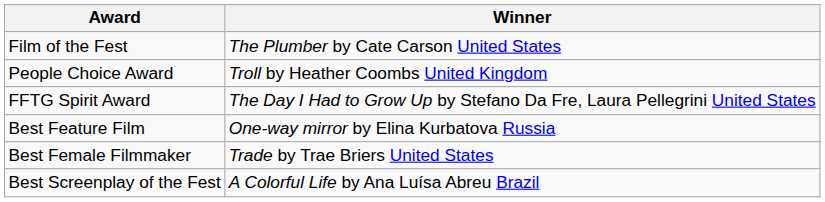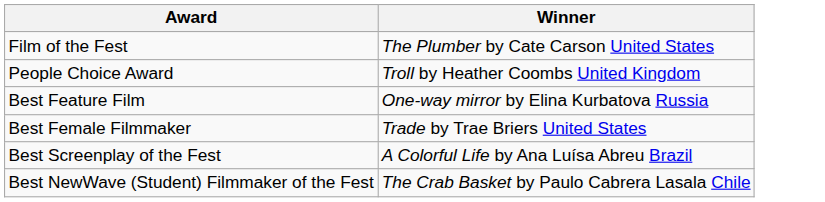- row: (79, 100)
+ row: (191, 182)
